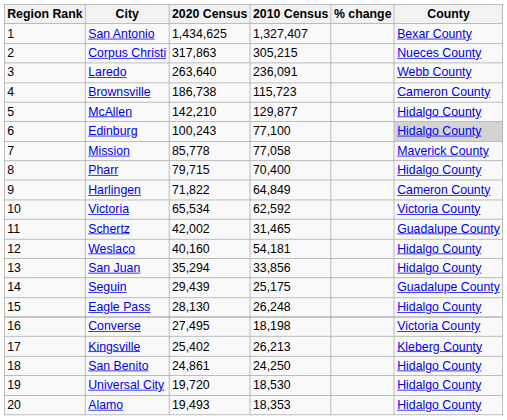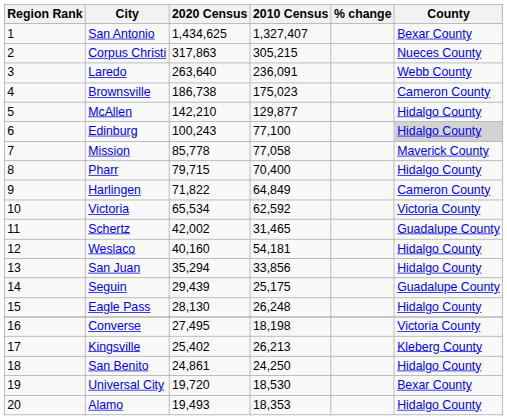(275, 92) 115,723 -> (275, 92) 175,023
(439, 385) Hidalgo County -> (434, 385) Bexar County
